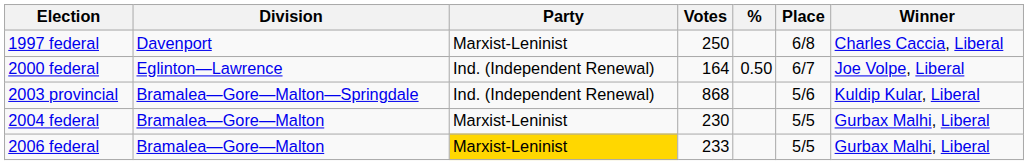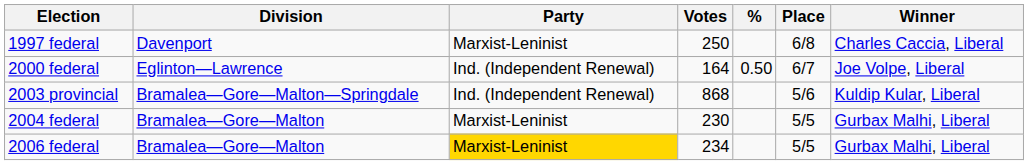(716, 146) 233 -> (716, 146) 234
